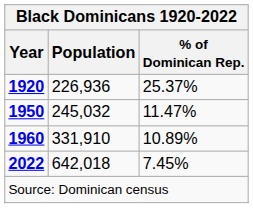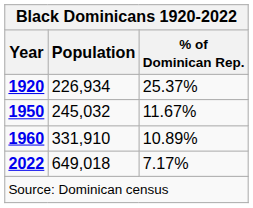(81, 86) 226,936 -> (81, 86) 226,934
(170, 112) 11.47% -> (170, 112) 11.67%
(81, 163) 642,018 -> (81, 163) 649,018
(166, 163) 7.45% -> (166, 163) 7.17%
